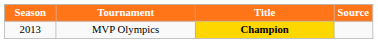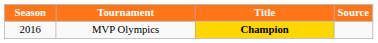(30, 30) 2013 -> (30, 30) 2016
